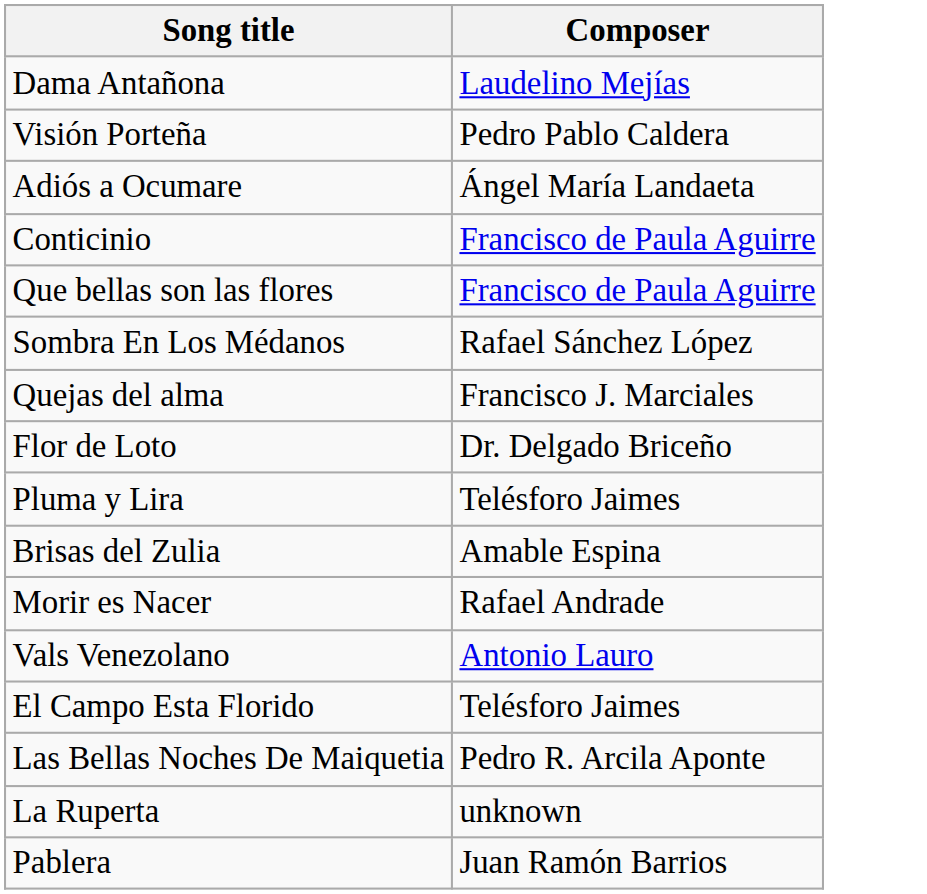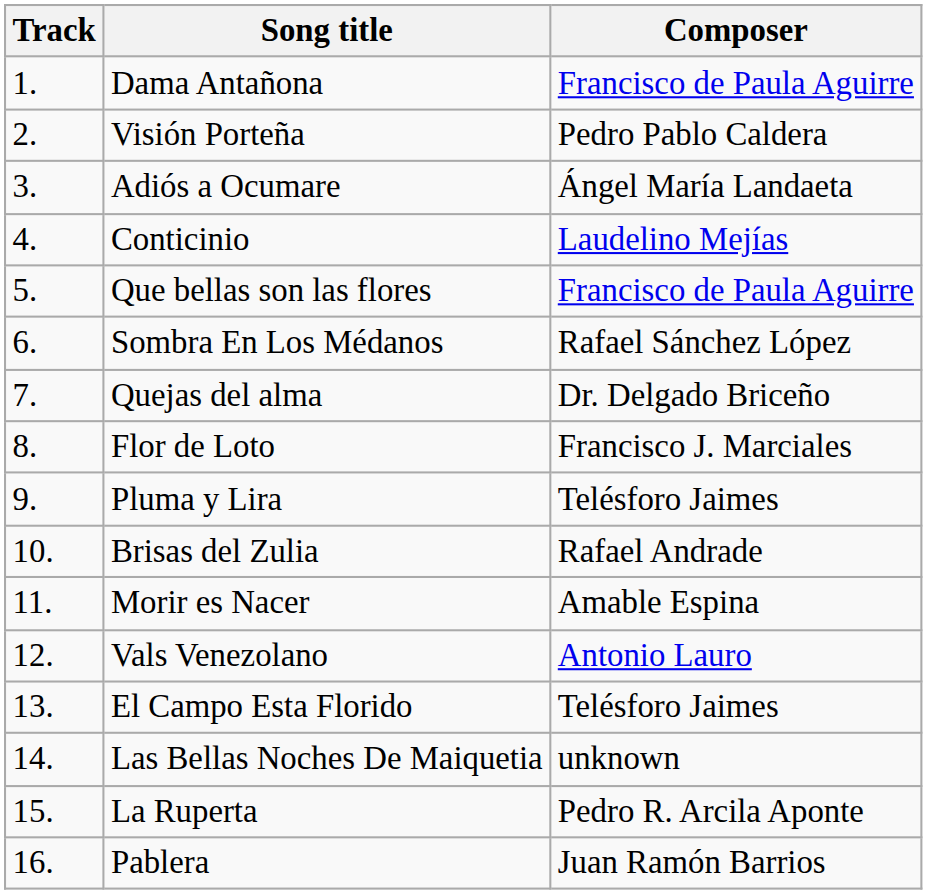+ column: (54, 30)
(575, 82) Laudelino Mejías -> (736, 82) Francisco de Paula Aguirre
(638, 238) Francisco de Paula Aguirre -> (673, 238) Laudelino Mejías
(607, 394) Francisco J. Marciales -> (694, 394) Dr. Delgado Briceño
(596, 446) Dr. Delgado Briceño -> (705, 446) Francisco J. Marciales
(560, 550) Amable Espina -> (660, 550) Rafael Andrade
(562, 602) Rafael Andrade -> (658, 602) Amable Espina
(612, 758) Pedro R. Arcila Aponte -> (619, 758) unknown
(521, 810) unknown -> (711, 810) Pedro R. Arcila Aponte
